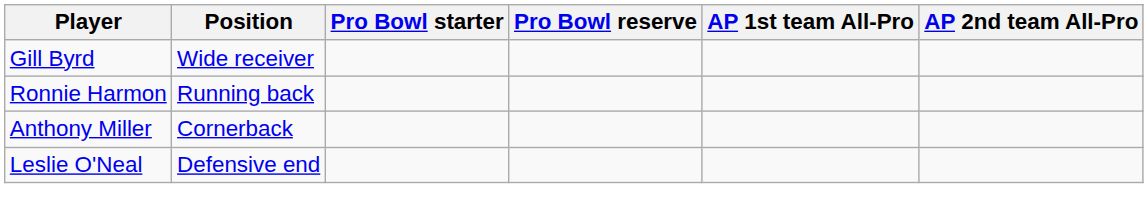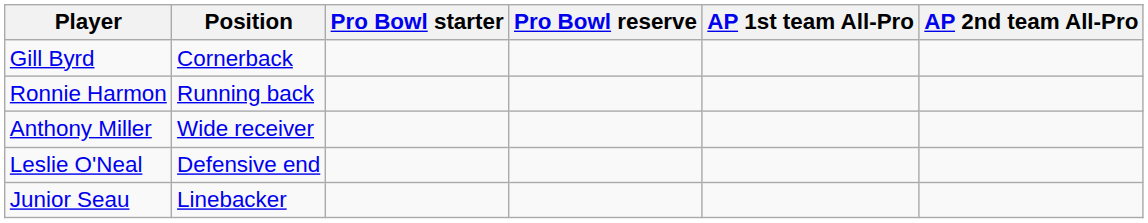(246, 57) Wide receiver -> (235, 57) Cornerback
(235, 128) Cornerback -> (246, 128) Wide receiver
+ row: (70, 199)
